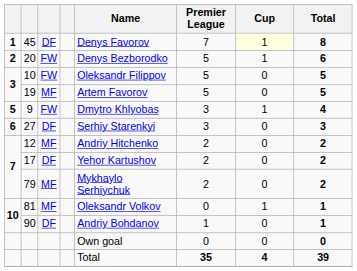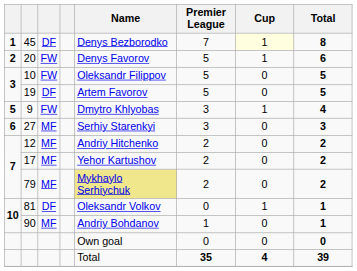(113, 42) Denys Favorov -> (122, 42) Denys Bezborodko
(122, 59) Denys Bezborodko -> (113, 59) Denys Favorov
(49, 93) MF -> (49, 93) DF
(49, 127) DF -> (49, 127) MF
(49, 161) DF -> (49, 161) MF
(104, 184) no background -> (104, 184) khaki background
(49, 207) MF -> (49, 207) DF
(49, 224) DF -> (49, 224) MF
